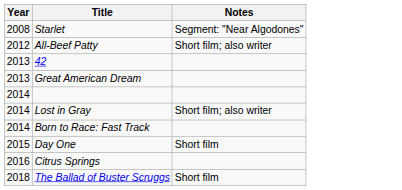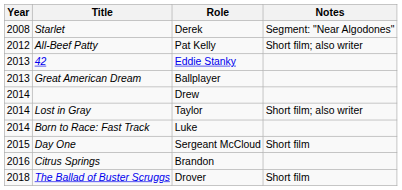+ column: (218, 12)
